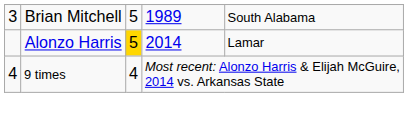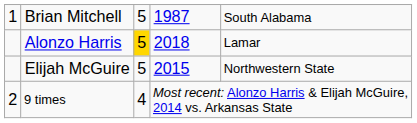(13, 17) 3 -> (13, 17) 1
(164, 17) 1989 -> (172, 17) 1987
(164, 42) 2014 -> (172, 42) 2018
+ row: (77, 68)
(13, 73) 4 -> (13, 99) 2
